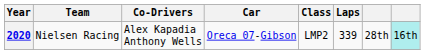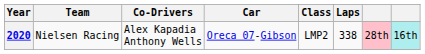(348, 35) 339 -> (348, 35) 338
(377, 35) no background -> (377, 35) pink background
